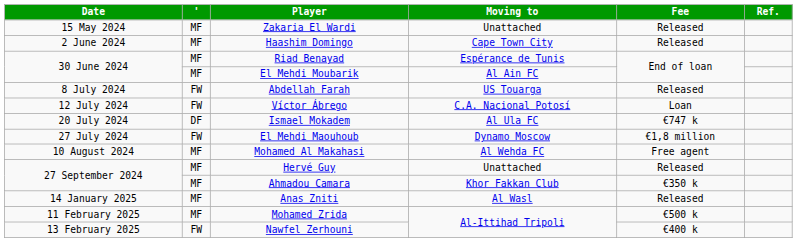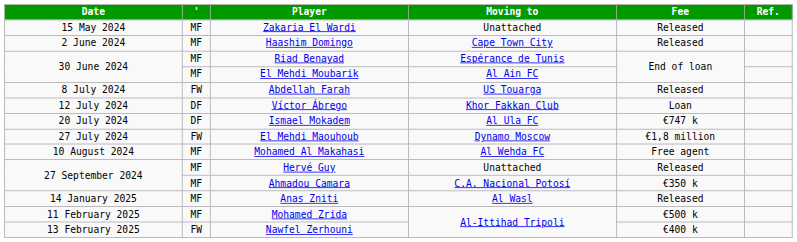(196, 106) FW -> (196, 106) DF
(512, 106) C.A. Nacional Potosí -> (512, 106) Khor Fakkan Club
(512, 184) Khor Fakkan Club -> (512, 184) C.A. Nacional Potosí
